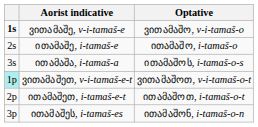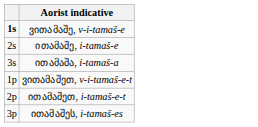- column: (194, 12)
(12, 79) paleturquoise background -> (12, 79) no background
